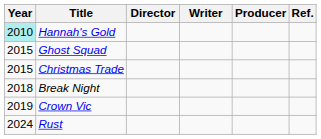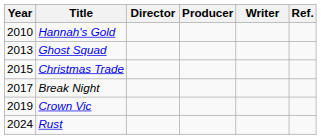columns swapped: (206, 13) <-> (261, 13)
(20, 32) paleturquoise background -> (20, 32) no background
(20, 50) 2015 -> (20, 50) 2013
(20, 87) 2018 -> (20, 87) 2017
